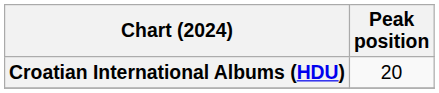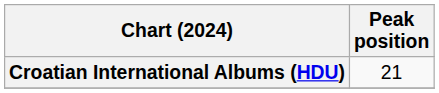(392, 72) 20 -> (392, 72) 21
